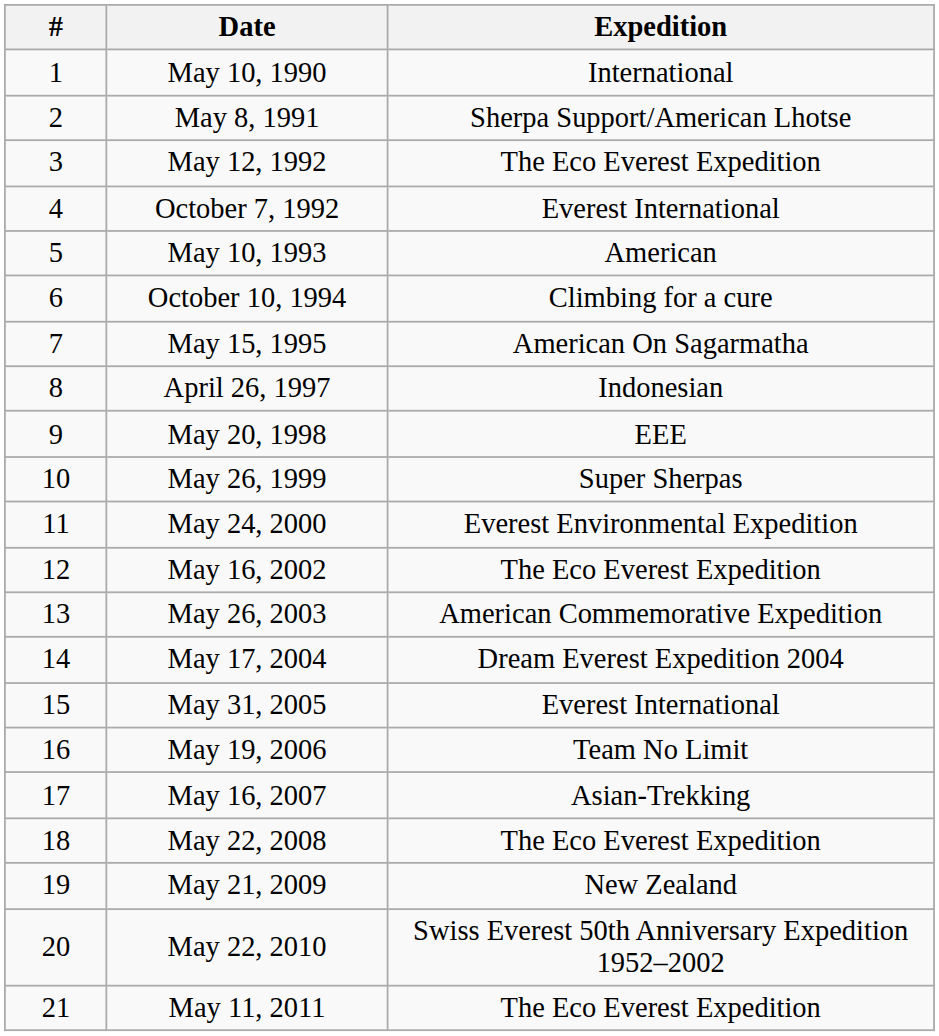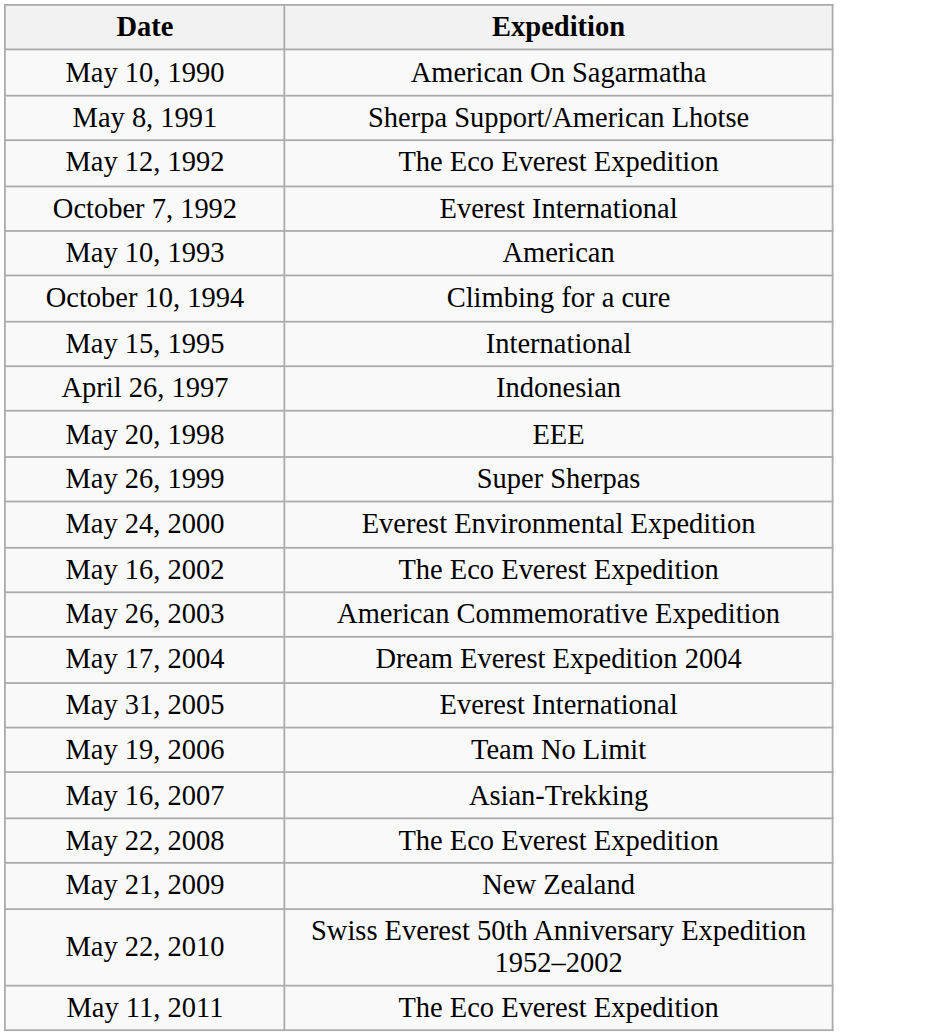- column: (56, 27)
(661, 72) International -> (559, 72) American On Sagarmatha
(661, 343) American On Sagarmatha -> (559, 343) International
